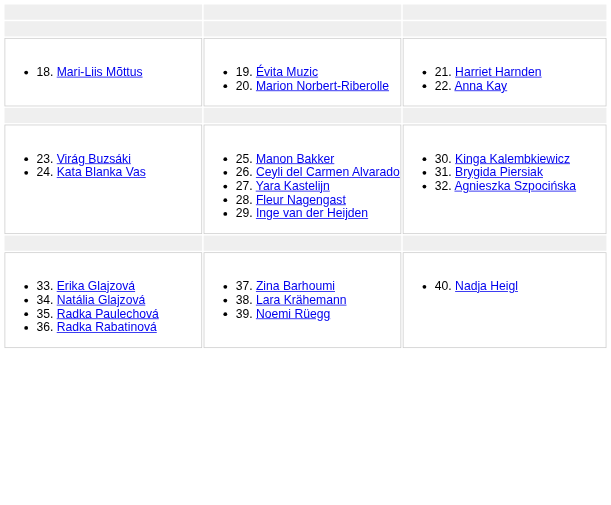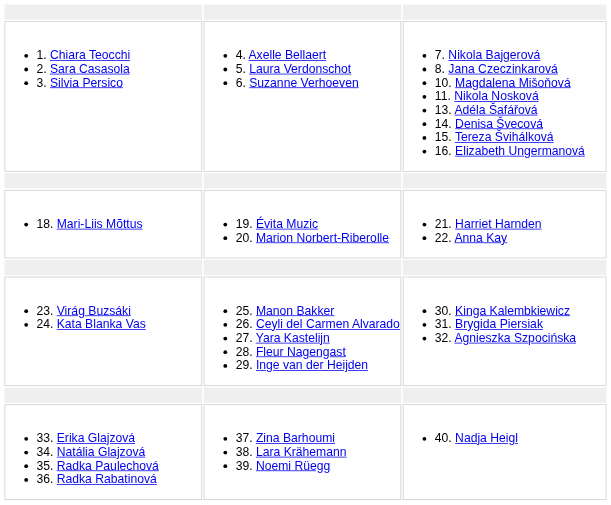+ row: (103, 69)
